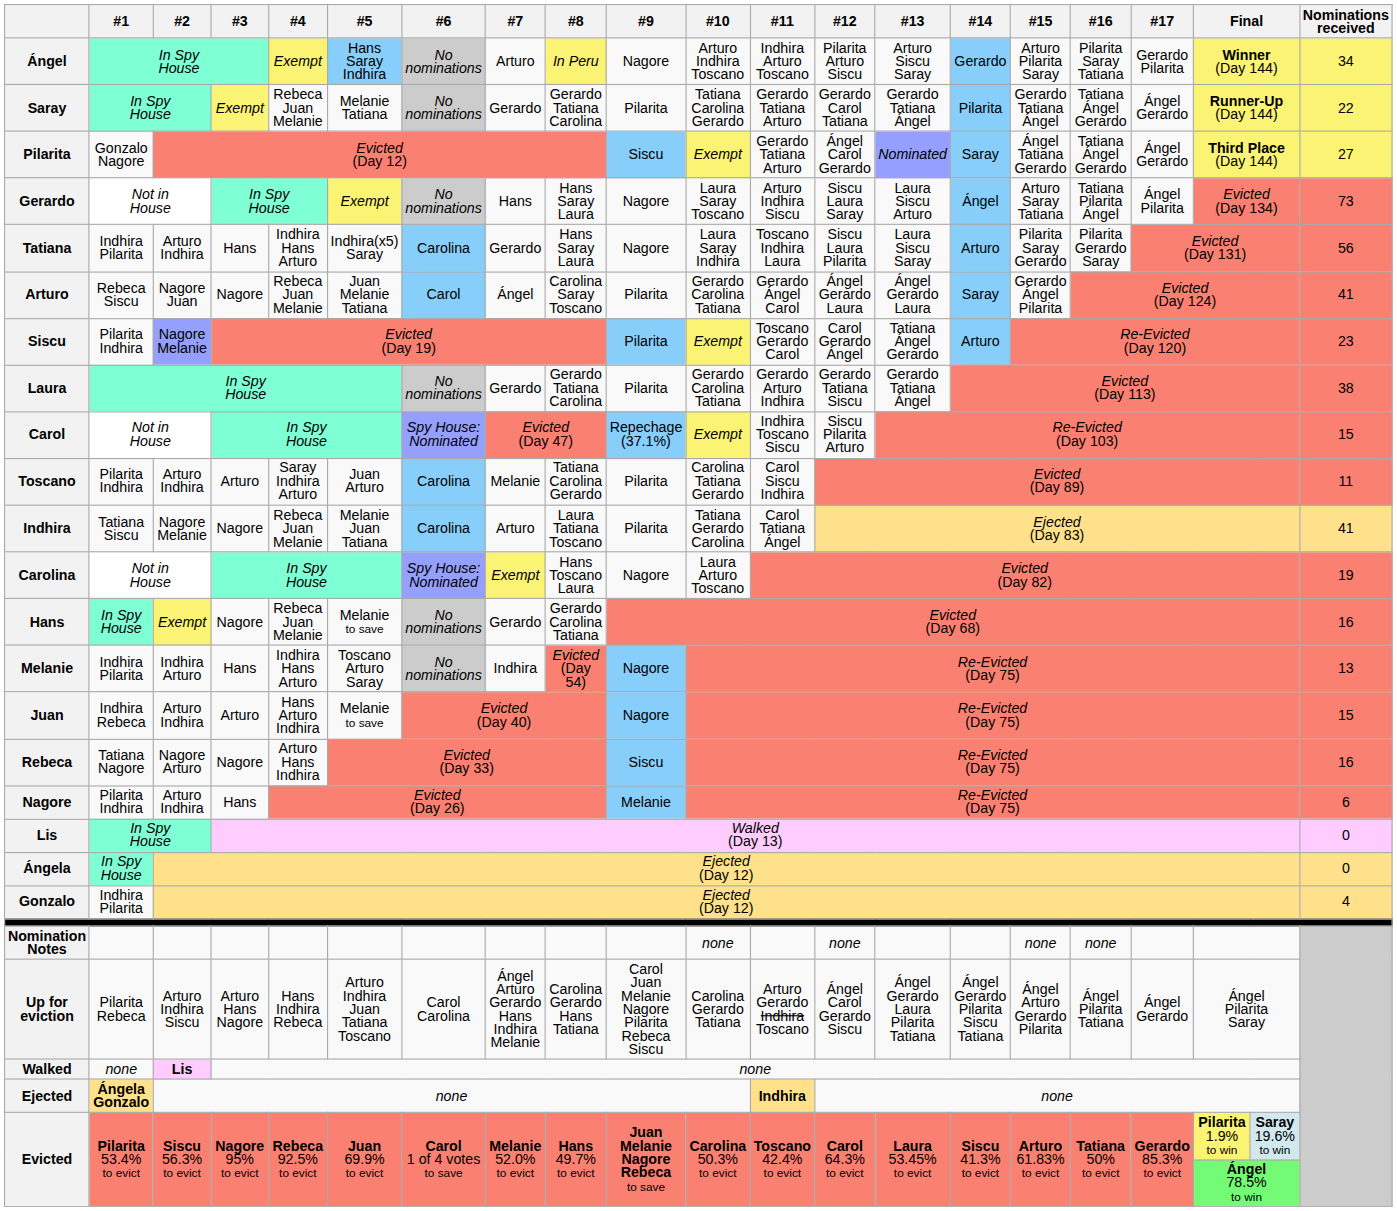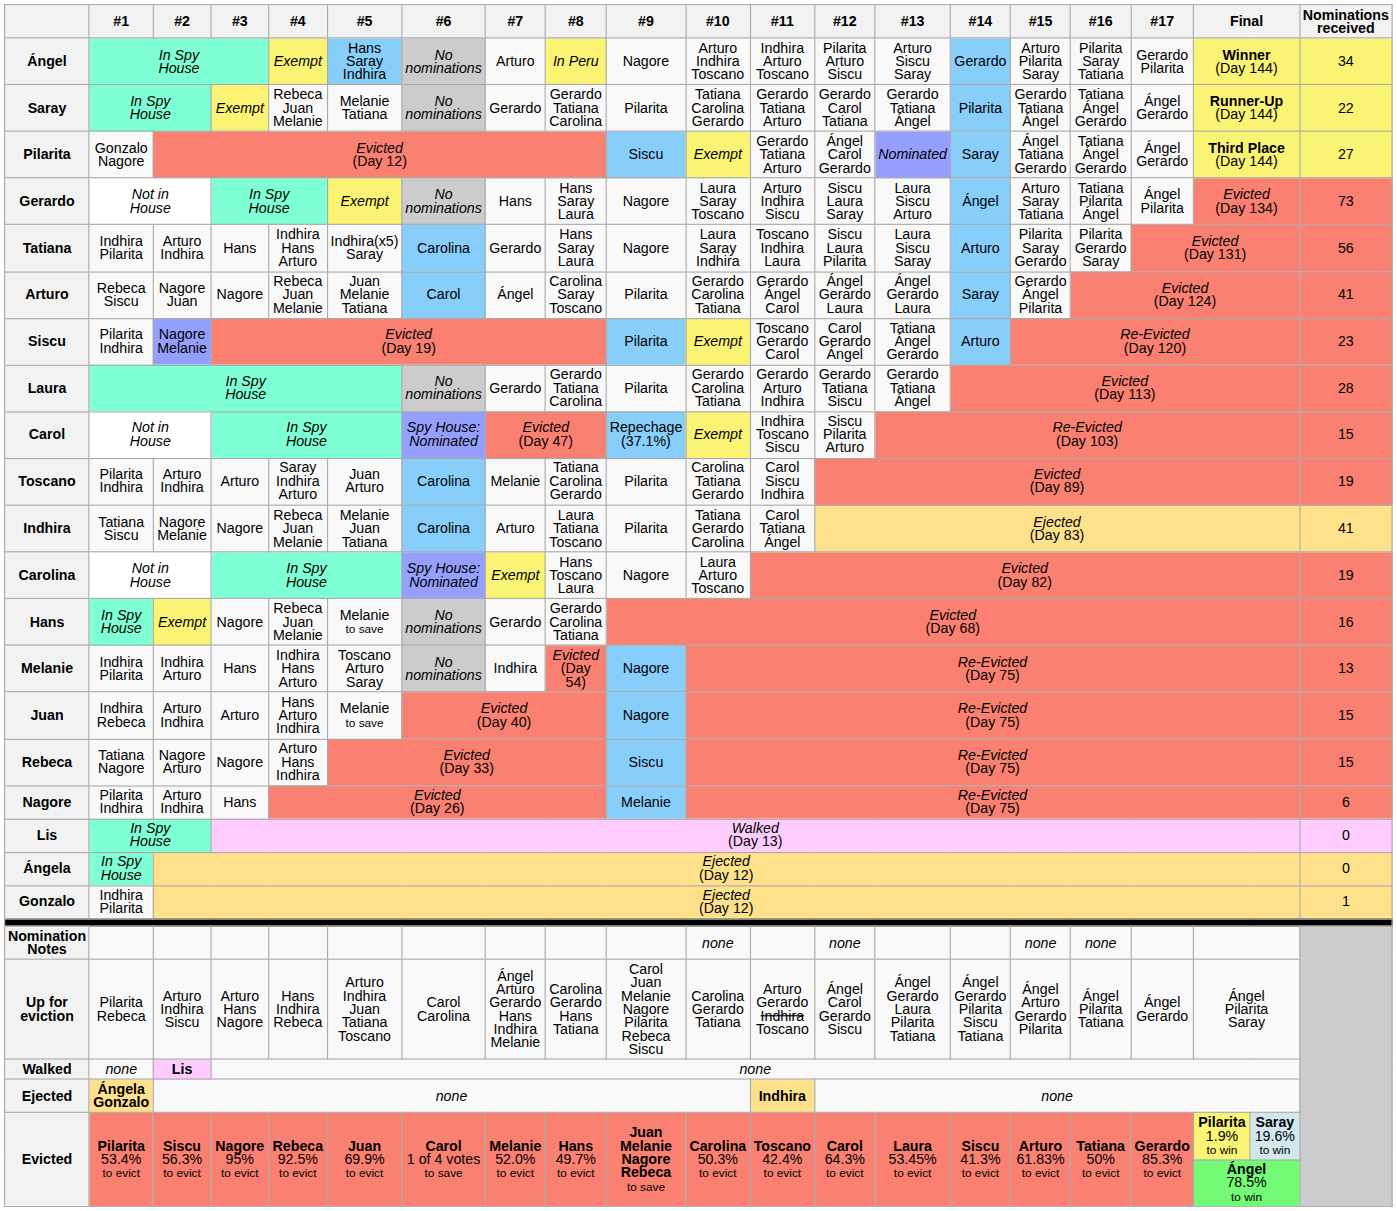(1346, 388) 38 -> (1346, 388) 28
(1346, 481) 11 -> (1346, 481) 19
(1346, 761) 16 -> (1346, 761) 15
(1346, 902) 4 -> (1346, 902) 1
